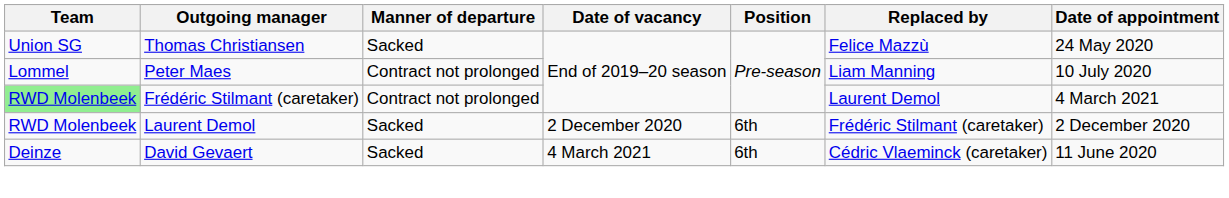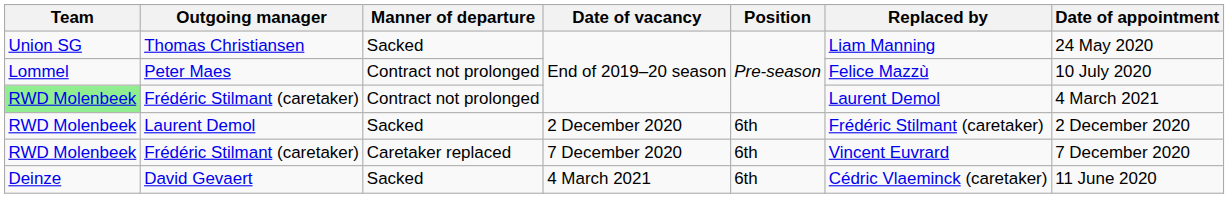(879, 44) Felice Mazzù -> (882, 44) Liam Manning
(882, 71) Liam Manning -> (879, 71) Felice Mazzù
+ row: (252, 152)
